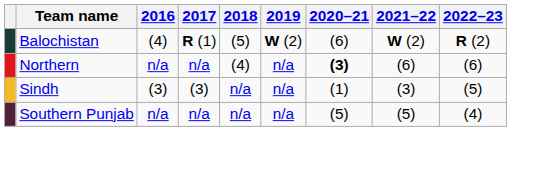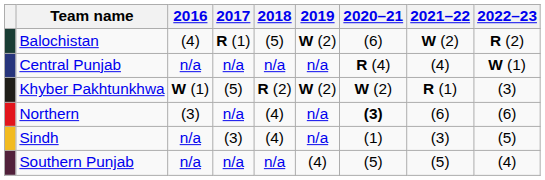+ row: (70, 65)
+ row: (92, 89)
(158, 65) n/a -> (190, 114) (3)
(158, 89) (3) -> (190, 138) n/a
(240, 89) n/a -> (275, 138) (4)
(283, 114) n/a -> (317, 162) (4)
